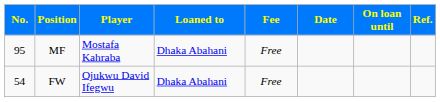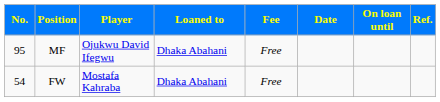(101, 50) Mostafa Kahraba -> (115, 50) Ojukwu David Ifegwu
(115, 81) Ojukwu David Ifegwu -> (101, 81) Mostafa Kahraba
